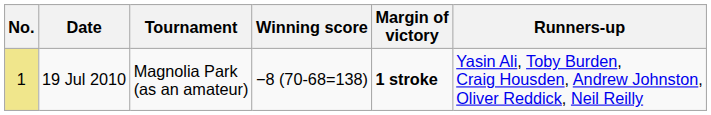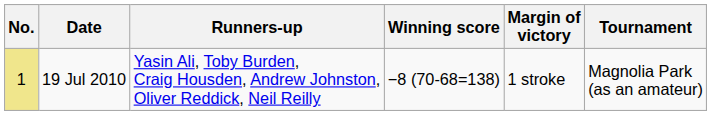columns swapped: (191, 27) <-> (580, 27)
(407, 80) bold -> (536, 80) normal
